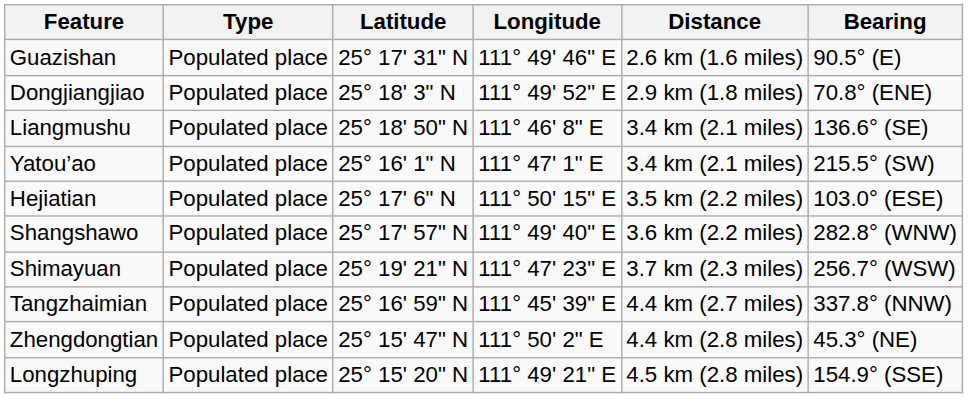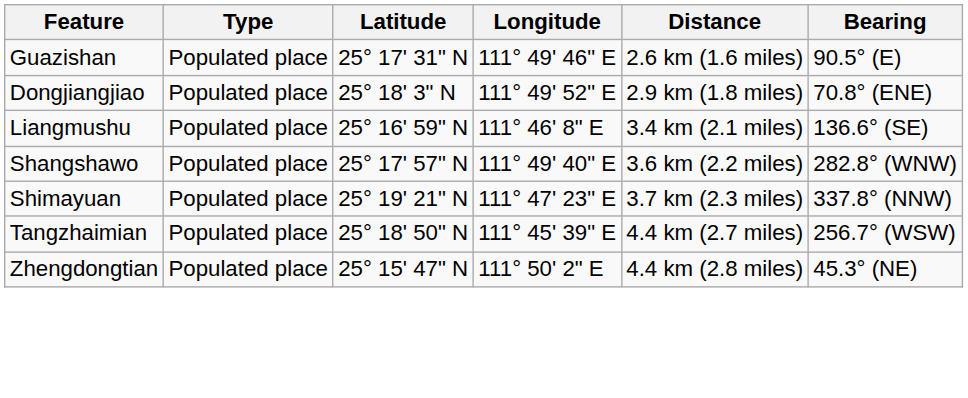(403, 127) 25° 18' 50" N -> (403, 127) 25° 16' 59" N
- row: (53, 163)
- row: (53, 198)
(884, 269) 256.7° (WSW) -> (883, 198) 337.8° (NNW)
(403, 304) 25° 16' 59" N -> (403, 233) 25° 18' 50" N
(883, 304) 337.8° (NNW) -> (884, 233) 256.7° (WSW)
- row: (74, 374)
